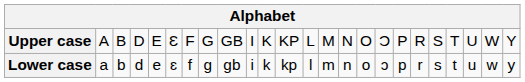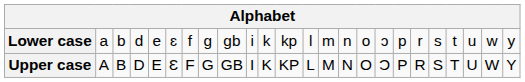rows swapped: (50, 41) <-> (50, 65)
